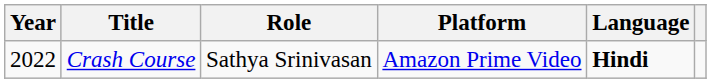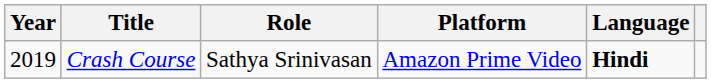(33, 59) 2022 -> (33, 59) 2019
